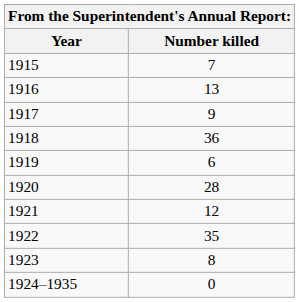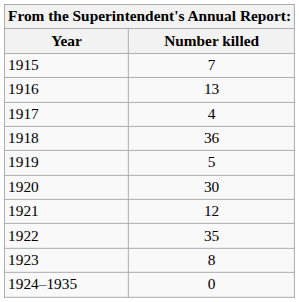(212, 114) 9 -> (212, 114) 4
(212, 162) 6 -> (212, 162) 5
(212, 187) 28 -> (212, 187) 30
